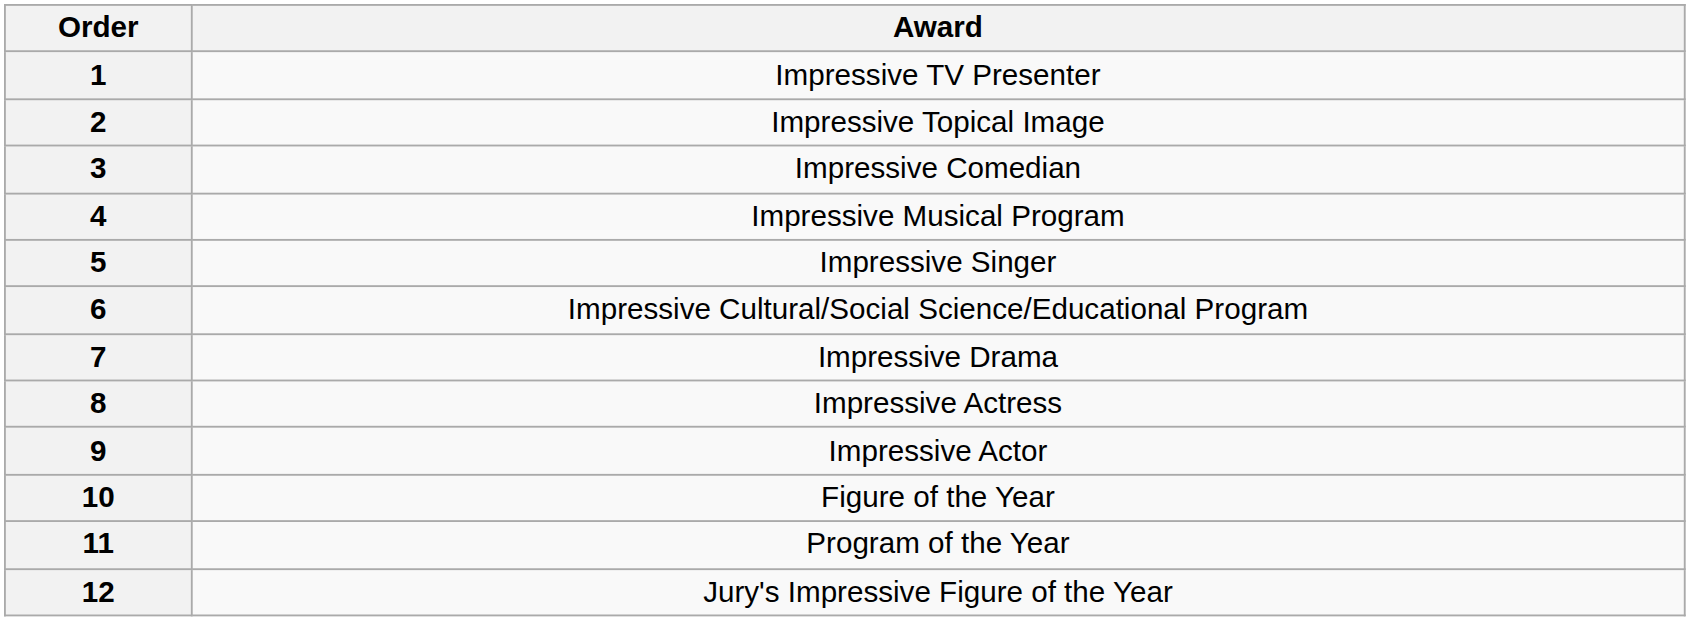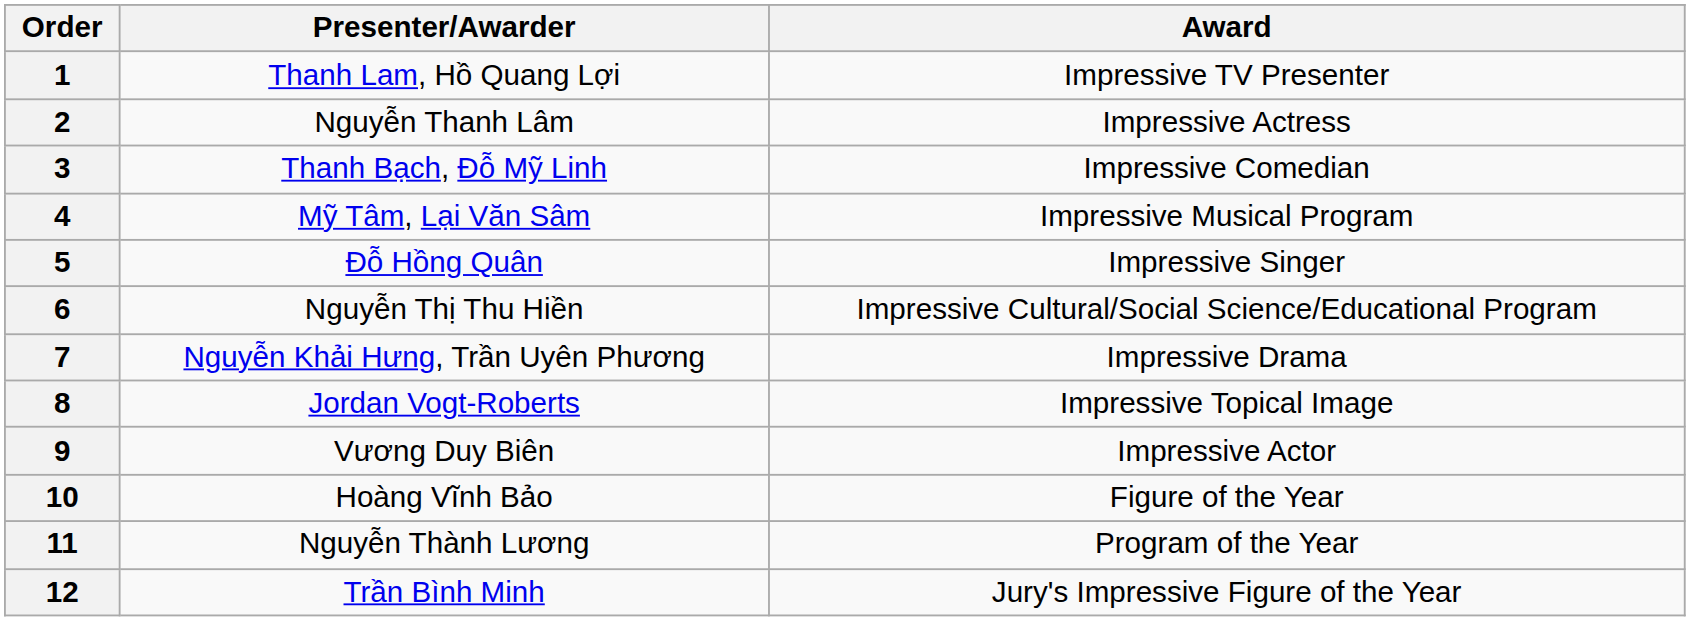+ column: (444, 27)
(938, 121) Impressive Topical Image -> (1227, 121) Impressive Actress
(938, 403) Impressive Actress -> (1227, 403) Impressive Topical Image
